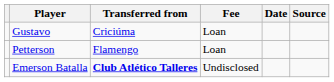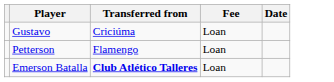- column: (309, 13)
(231, 67) Undisclosed -> (214, 67) Loan
